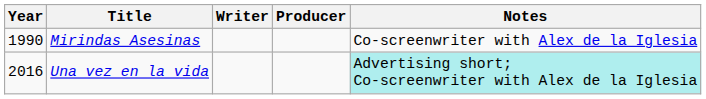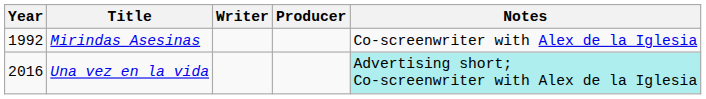(26, 40) 1990 -> (26, 40) 1992
